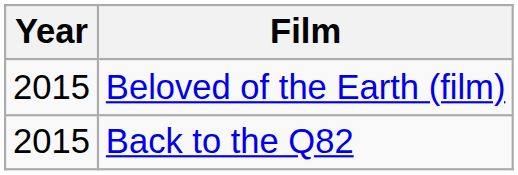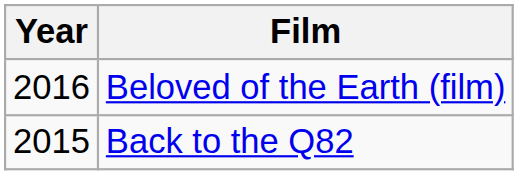(51, 86) 2015 -> (51, 86) 2016
